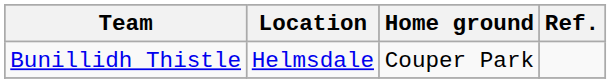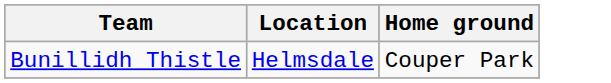- column: (572, 23)
